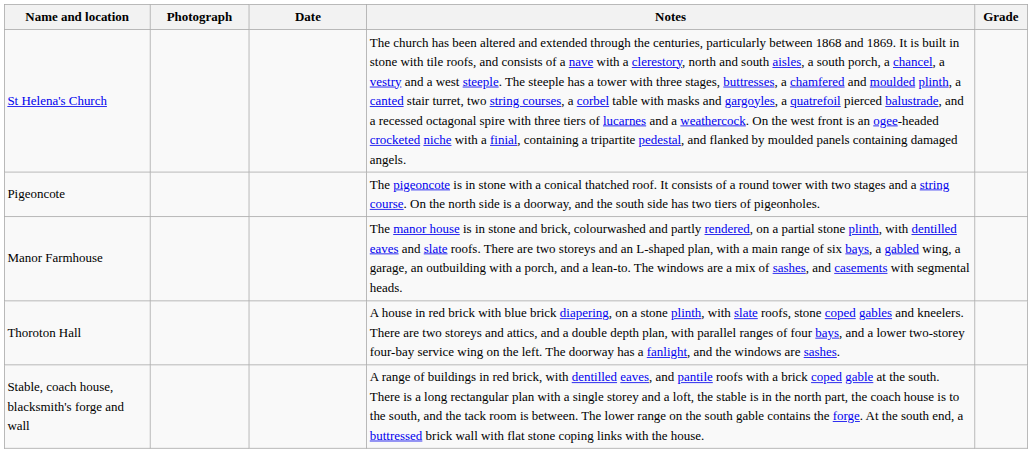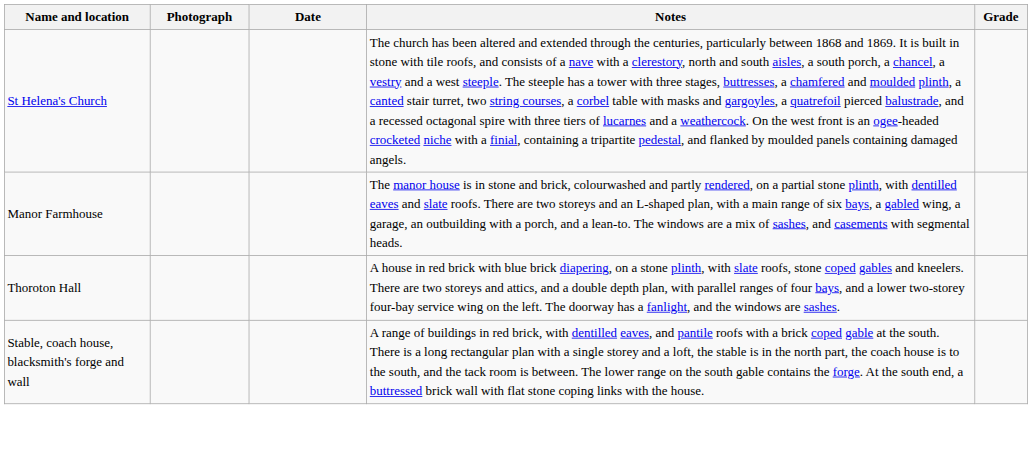- row: (36, 194)
